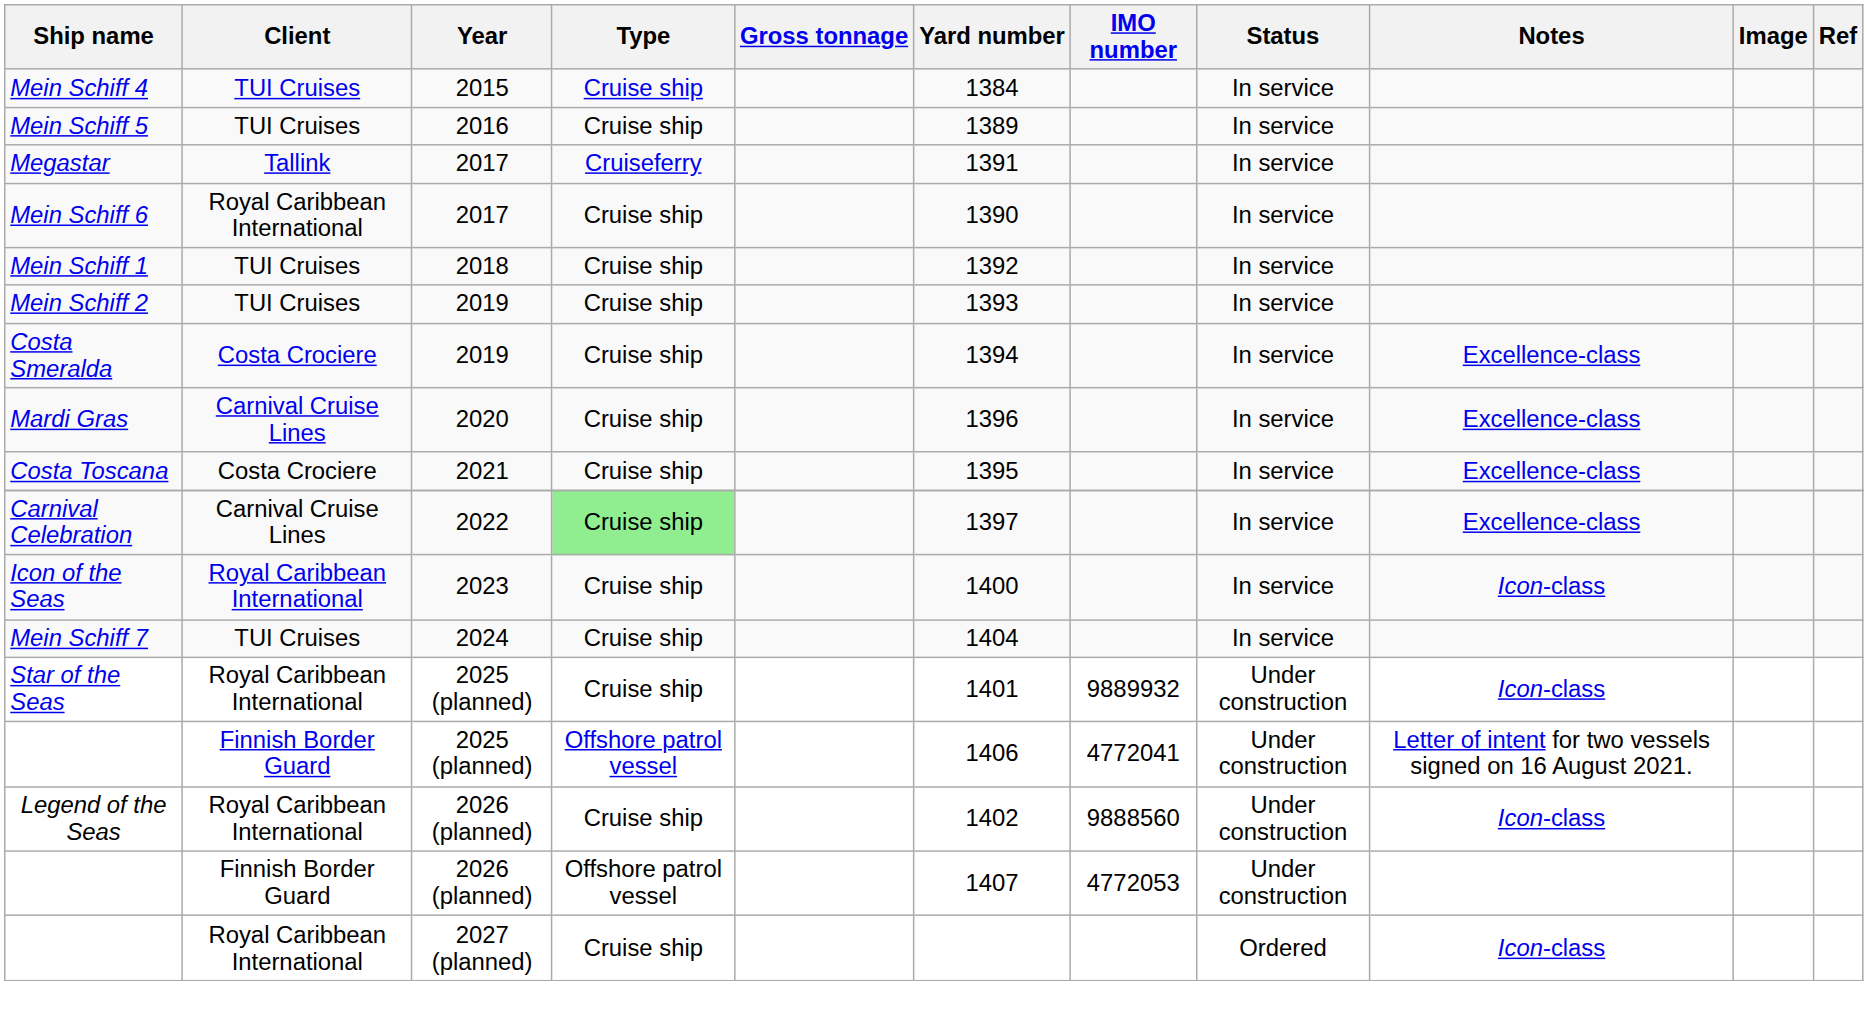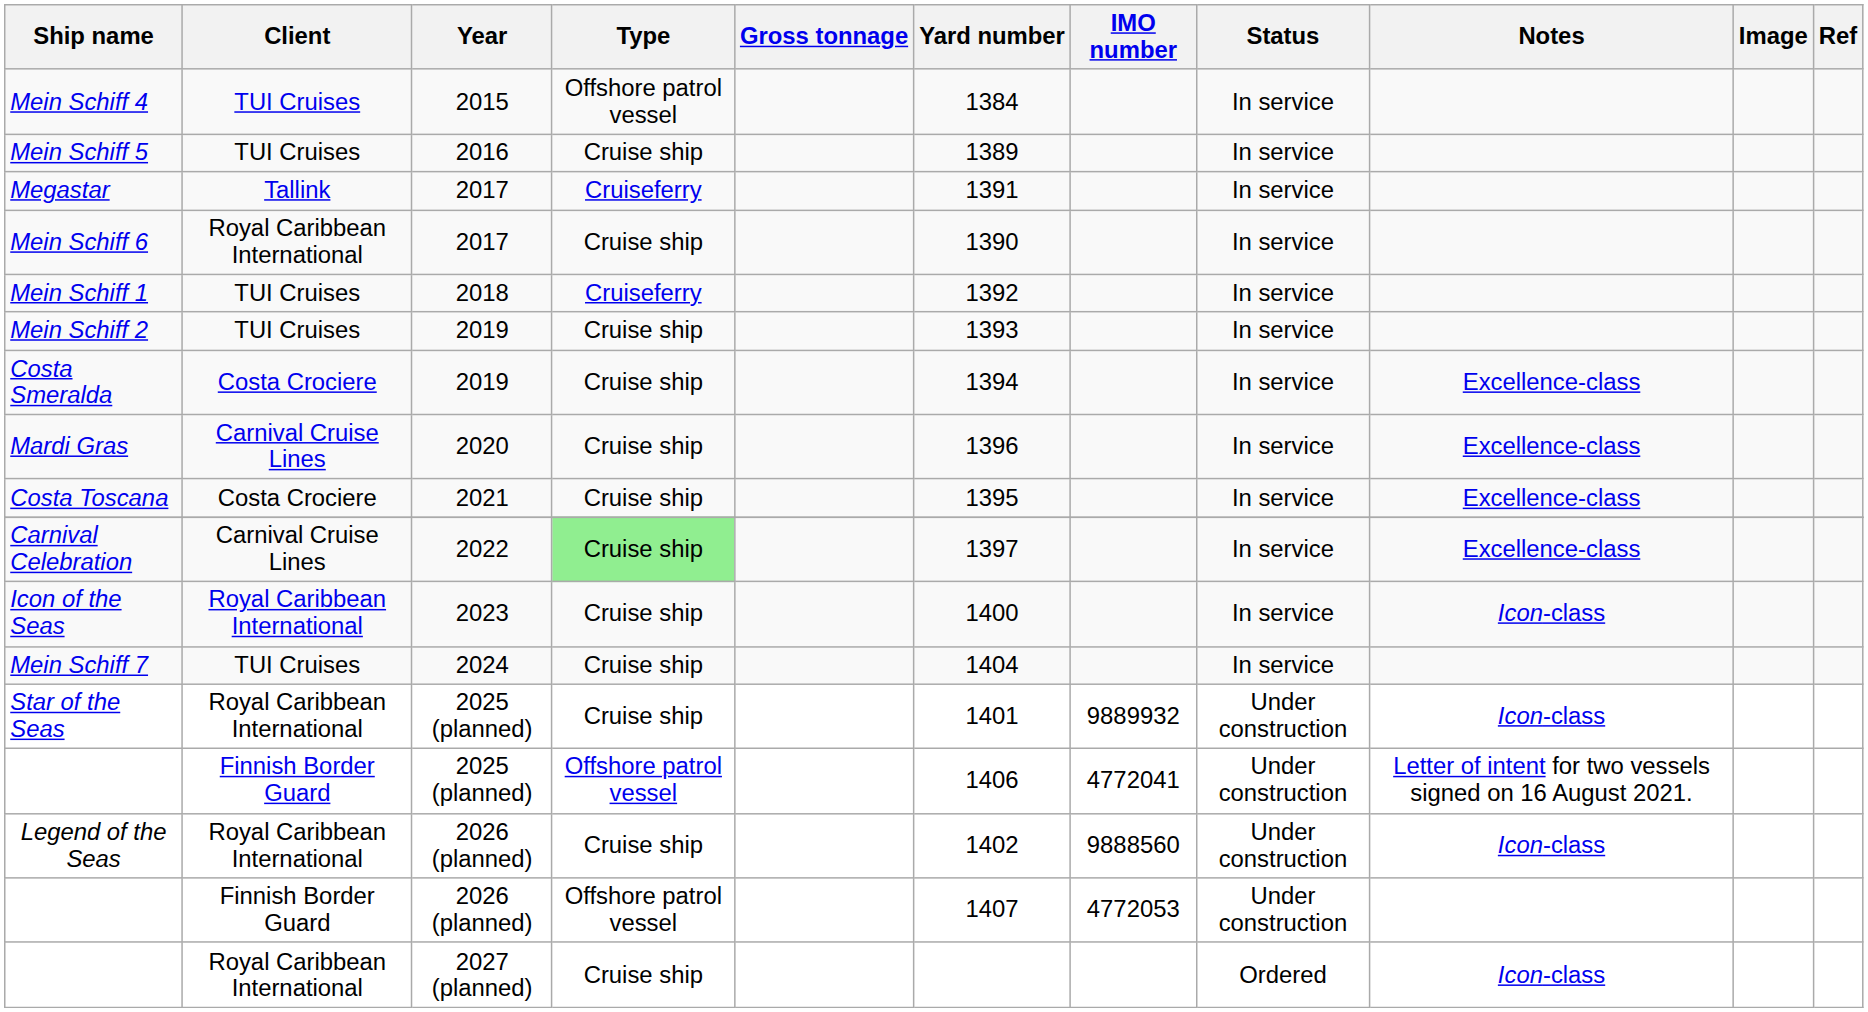(643, 88) Cruise ship -> (643, 101) Offshore patrol vessel
(643, 266) Cruise ship -> (643, 292) Cruiseferry
